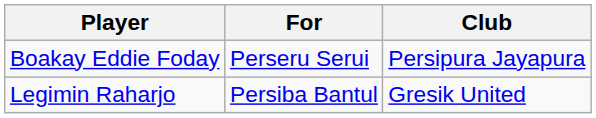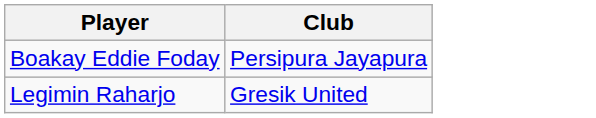- column: (304, 22)
